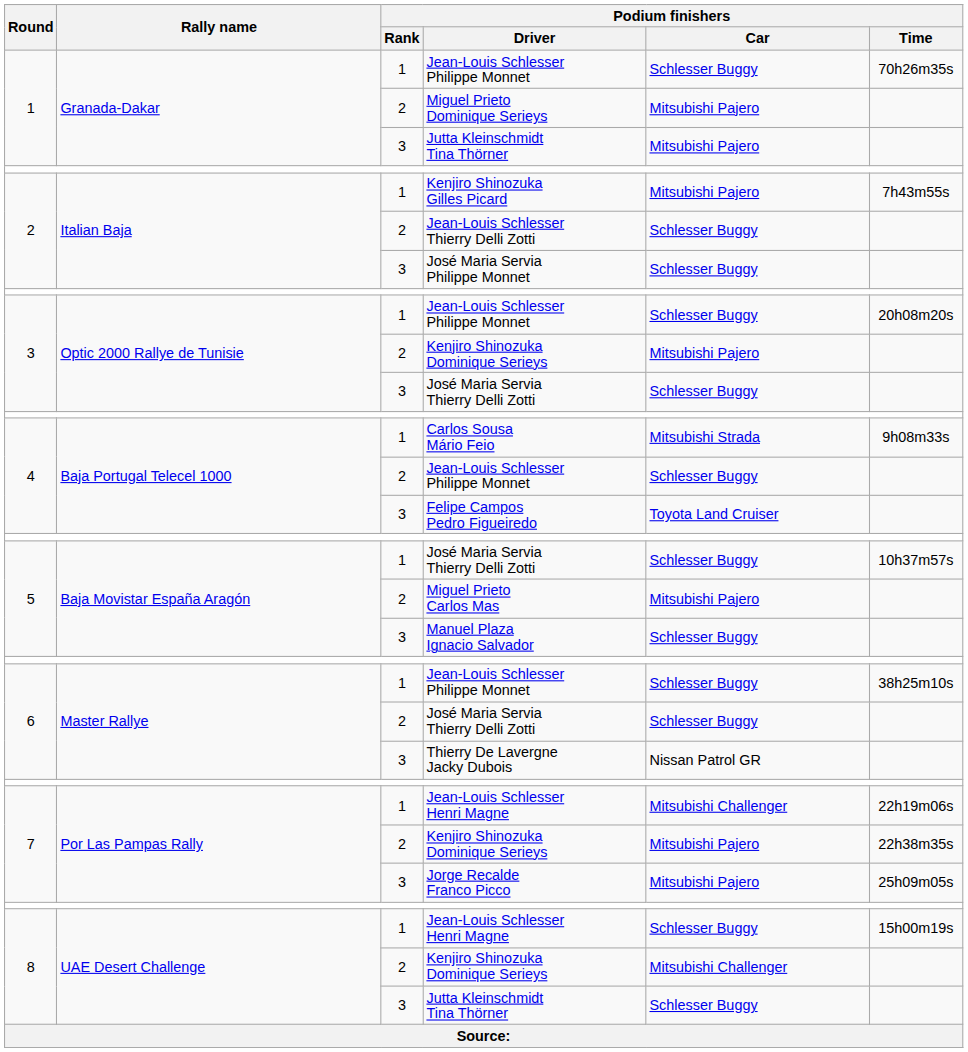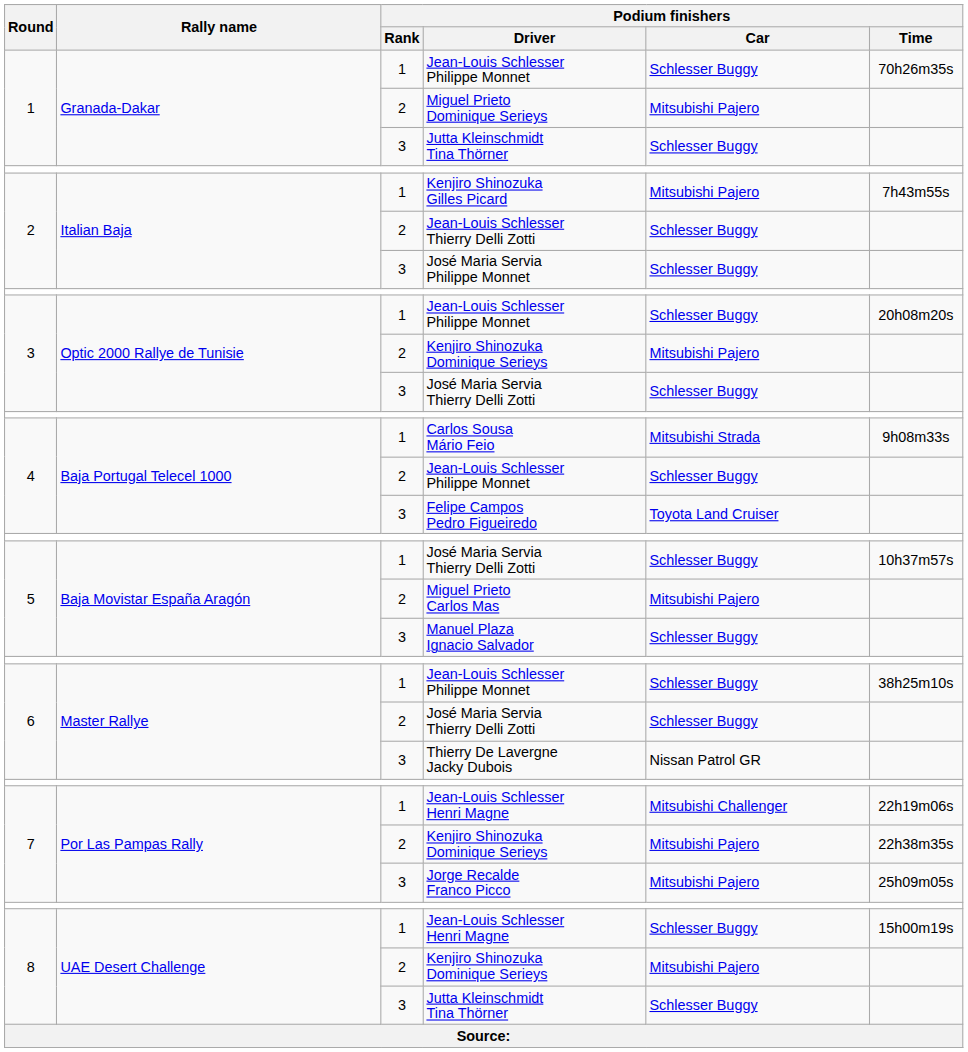(704, 146) Mitsubishi Pajero -> (704, 146) Schlesser Buggy
(718, 966) Mitsubishi Challenger -> (704, 966) Mitsubishi Pajero
